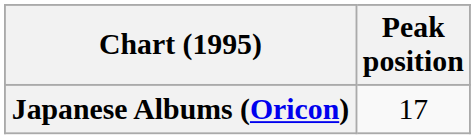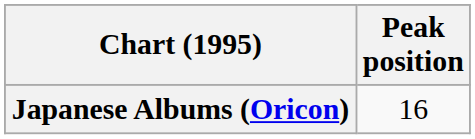(413, 108) 17 -> (413, 108) 16
